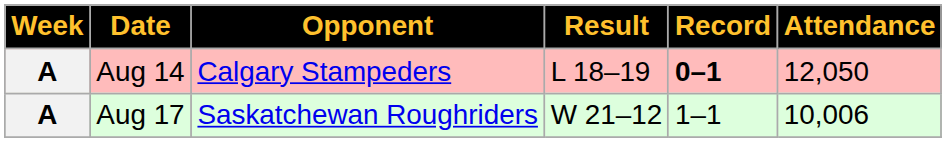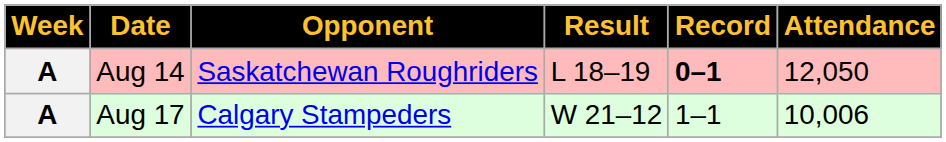(324, 70) Calgary Stampeders -> (368, 70) Saskatchewan Roughriders
(368, 114) Saskatchewan Roughriders -> (324, 114) Calgary Stampeders
